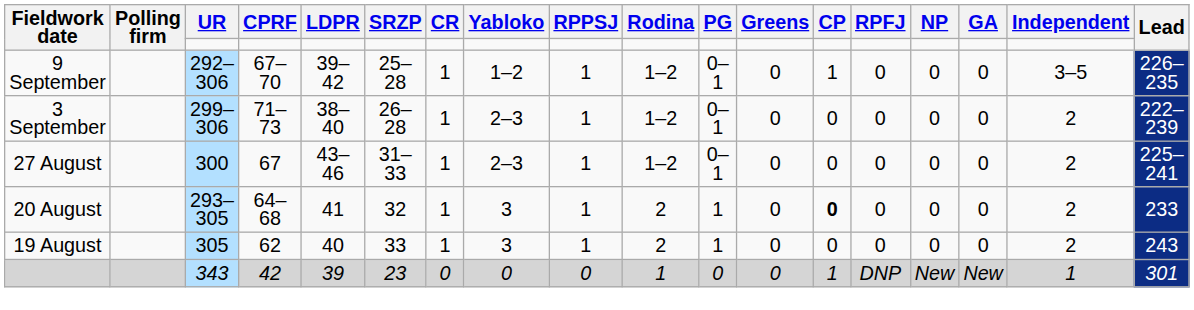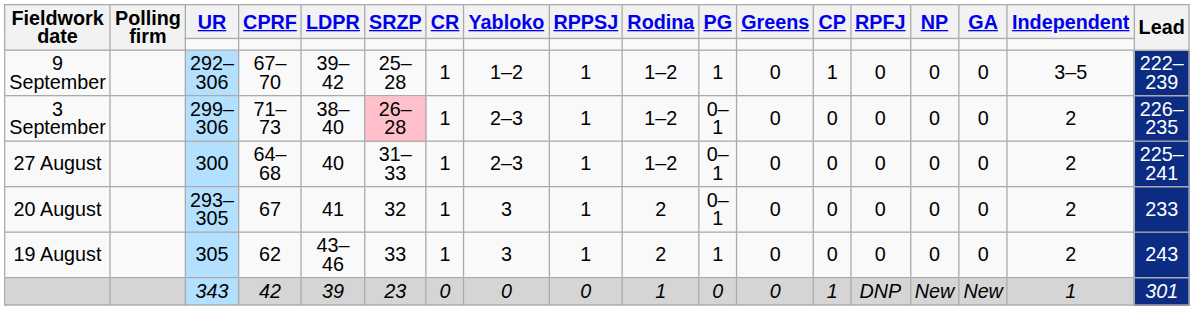(718, 73) 0–1 -> (718, 73) 1
(1162, 73) 226–235 -> (1162, 73) 222–239
(395, 118) no background -> (395, 118) pink background
(1162, 118) 222–239 -> (1162, 118) 226–235
(270, 164) 67 -> (270, 164) 64–68
(333, 164) 43–46 -> (333, 164) 40
(270, 209) 64–68 -> (270, 209) 67
(718, 209) 1 -> (718, 209) 0–1
(832, 209) bold -> (832, 209) normal
(333, 246) 40 -> (333, 255) 43–46
